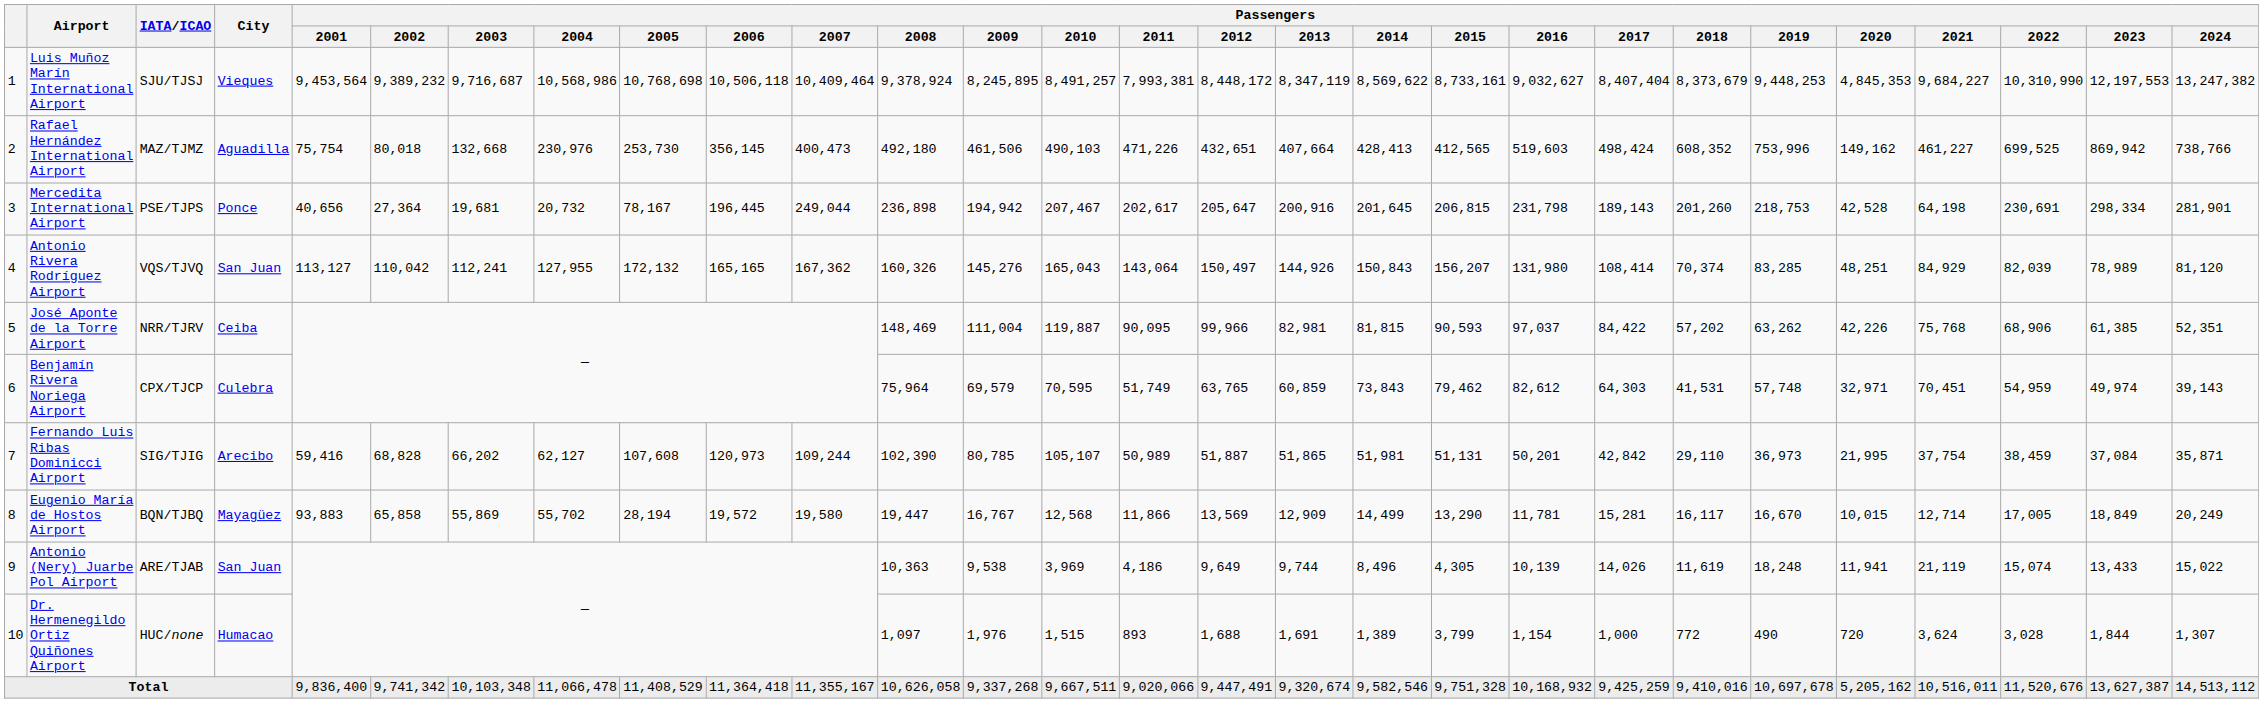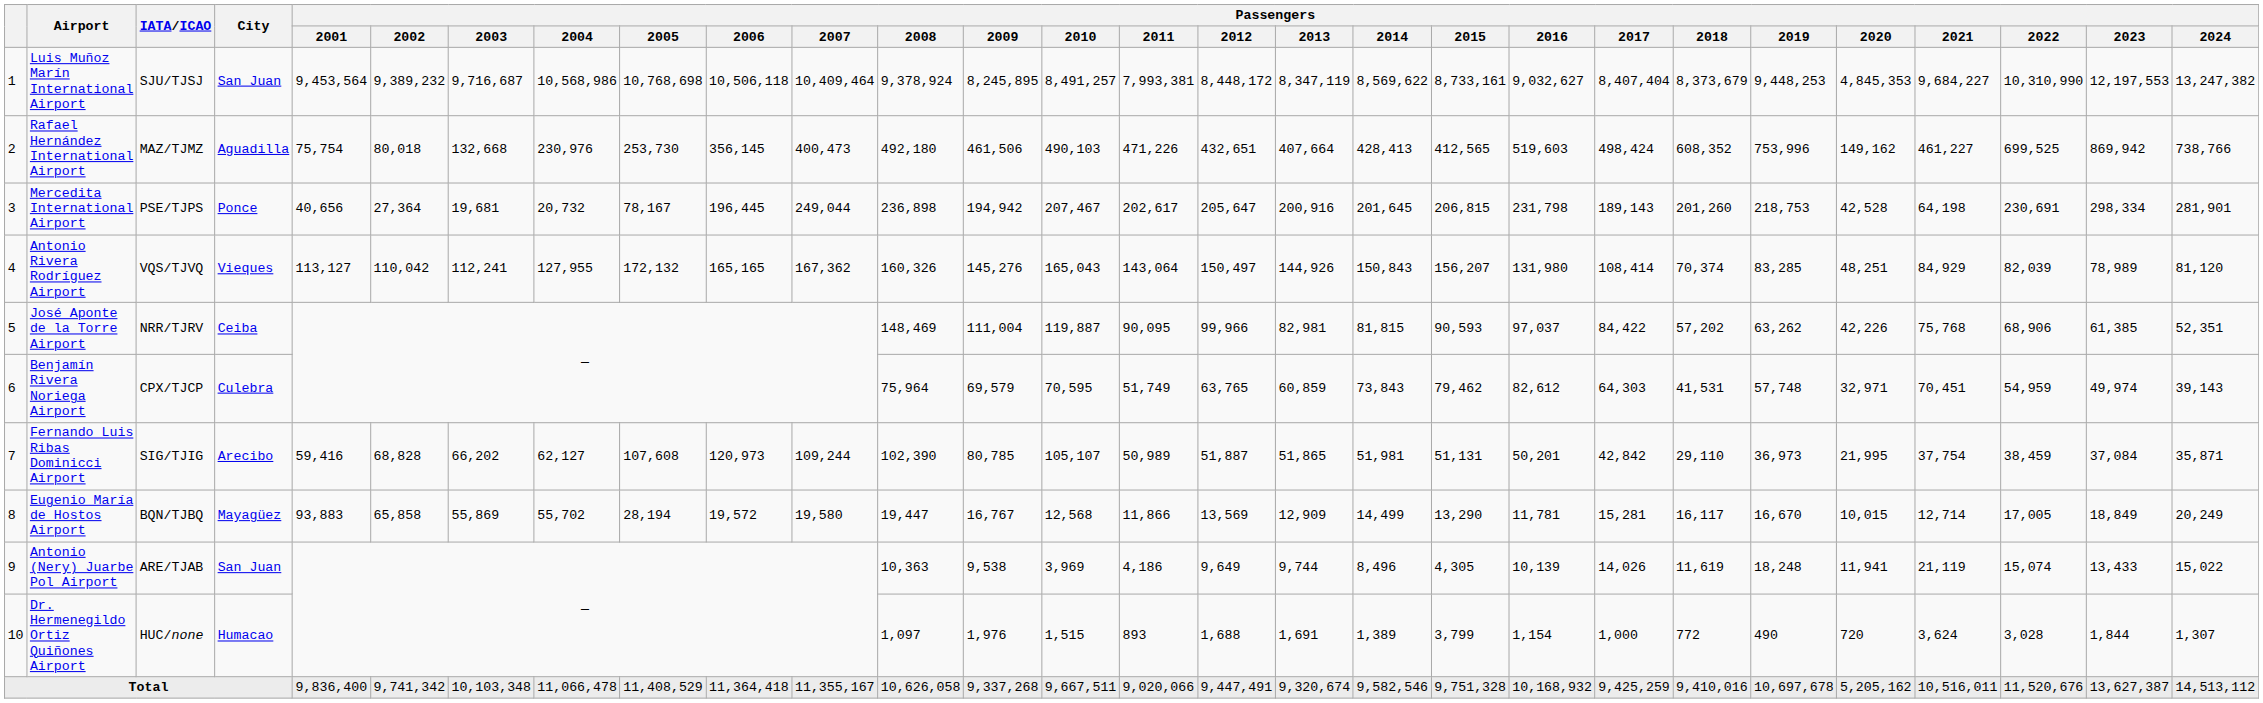(245, 81) Vieques -> (249, 81) San Juan
(249, 269) San Juan -> (245, 269) Vieques
